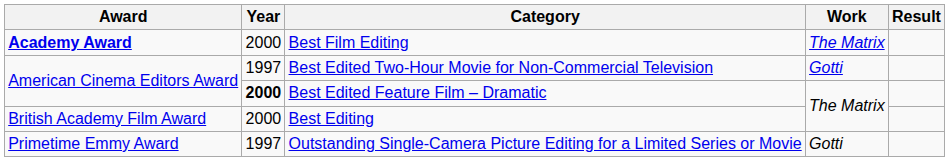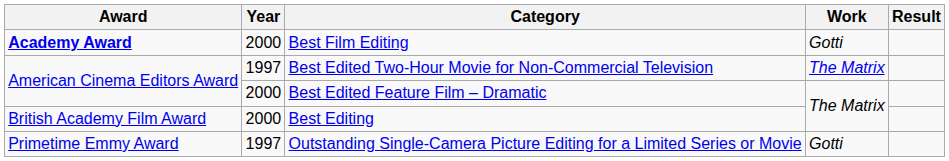(847, 42) The Matrix -> (826, 42) Gotti
(826, 67) Gotti -> (847, 67) The Matrix
(263, 93) bold -> (263, 93) normal
